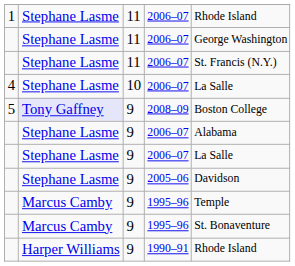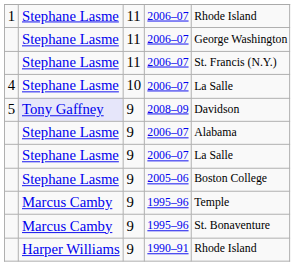(231, 109) Boston College -> (217, 109) Davidson
(217, 179) Davidson -> (231, 179) Boston College
